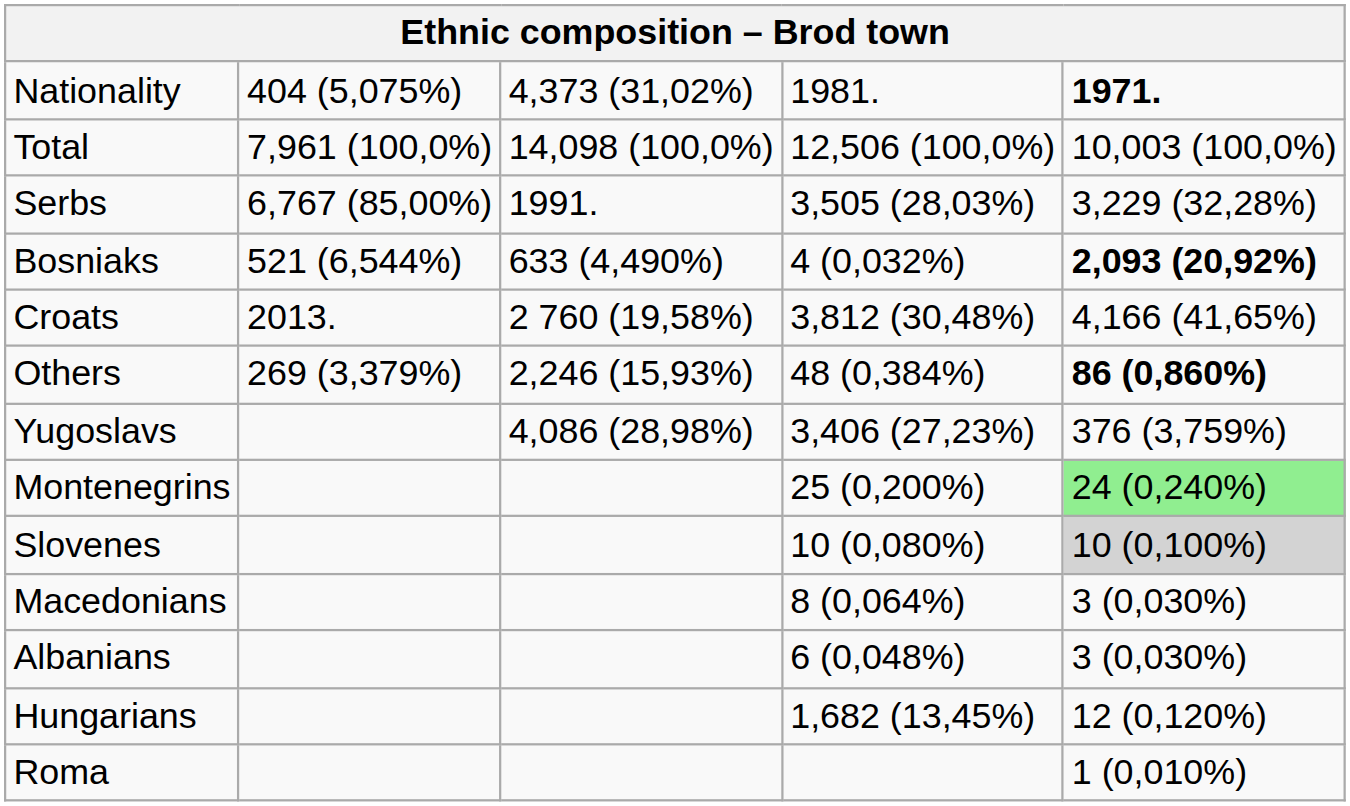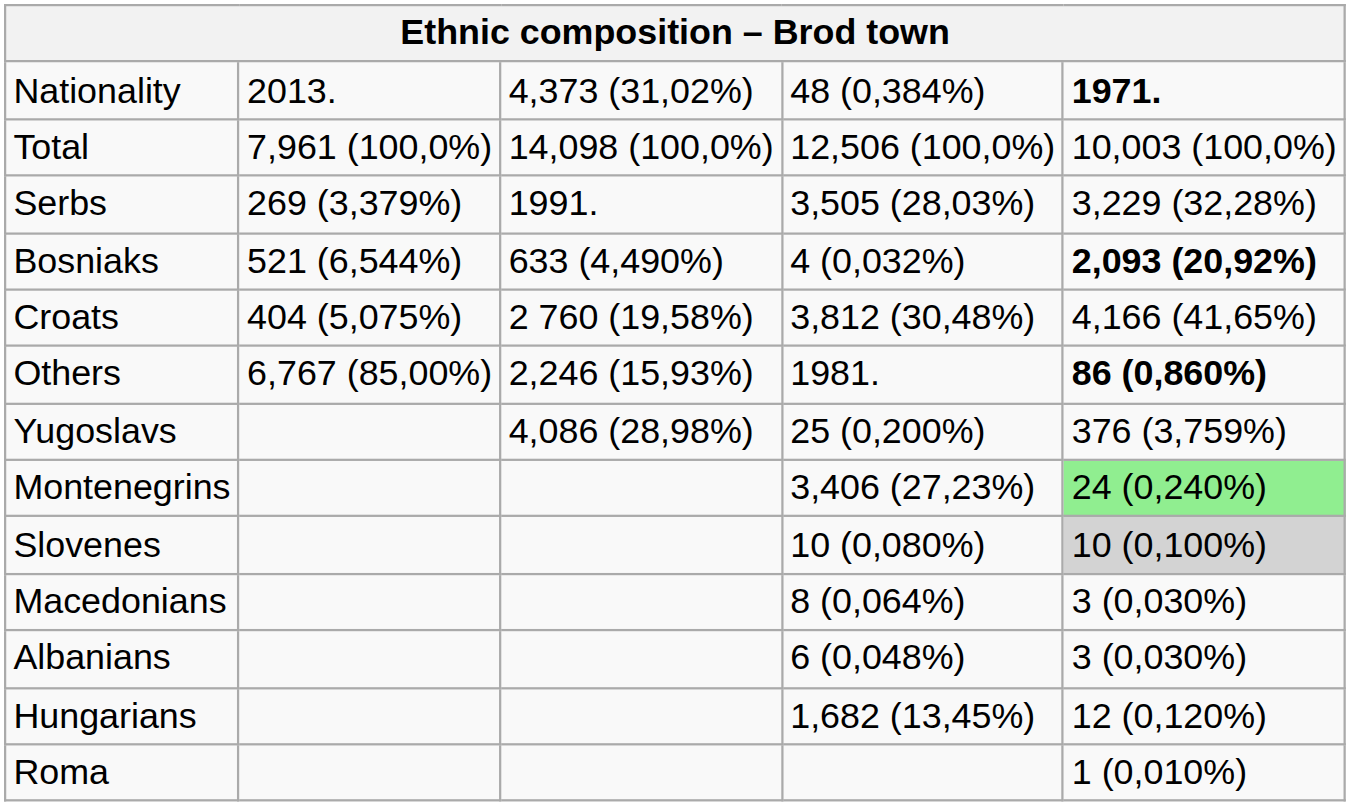(355, 89) 404 (5,075%) -> (292, 89) 2013.
(835, 89) 1981. -> (888, 89) 48 (0,384%)
(370, 203) 6,767 (85,00%) -> (355, 203) 269 (3,379%)
(292, 317) 2013. -> (355, 317) 404 (5,075%)
(355, 373) 269 (3,379%) -> (370, 373) 6,767 (85,00%)
(888, 373) 48 (0,384%) -> (835, 373) 1981.
(913, 430) 3,406 (27,23%) -> (888, 430) 25 (0,200%)
(888, 487) 25 (0,200%) -> (913, 487) 3,406 (27,23%)
